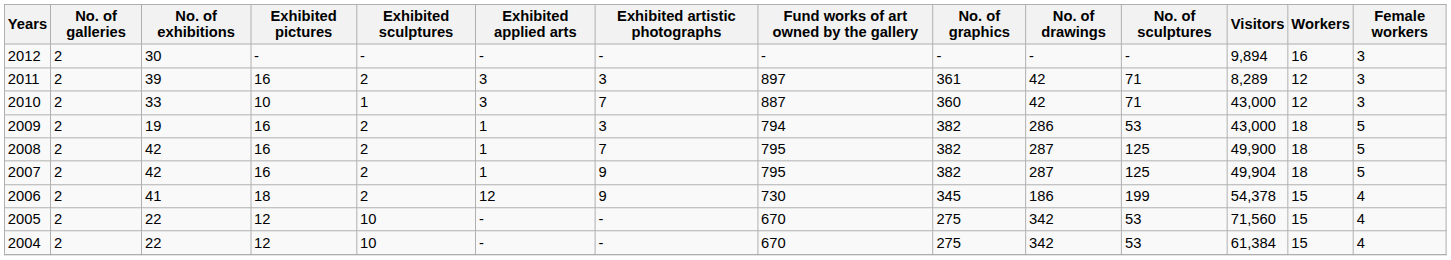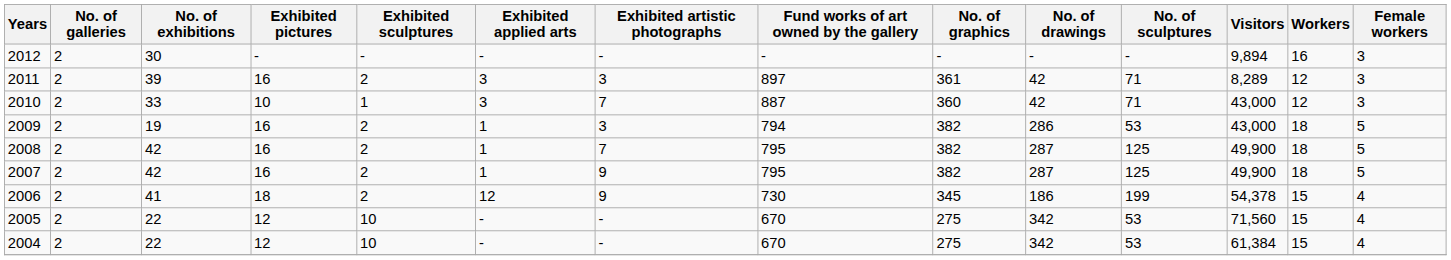(1253, 172) 49,904 -> (1253, 172) 49,900
